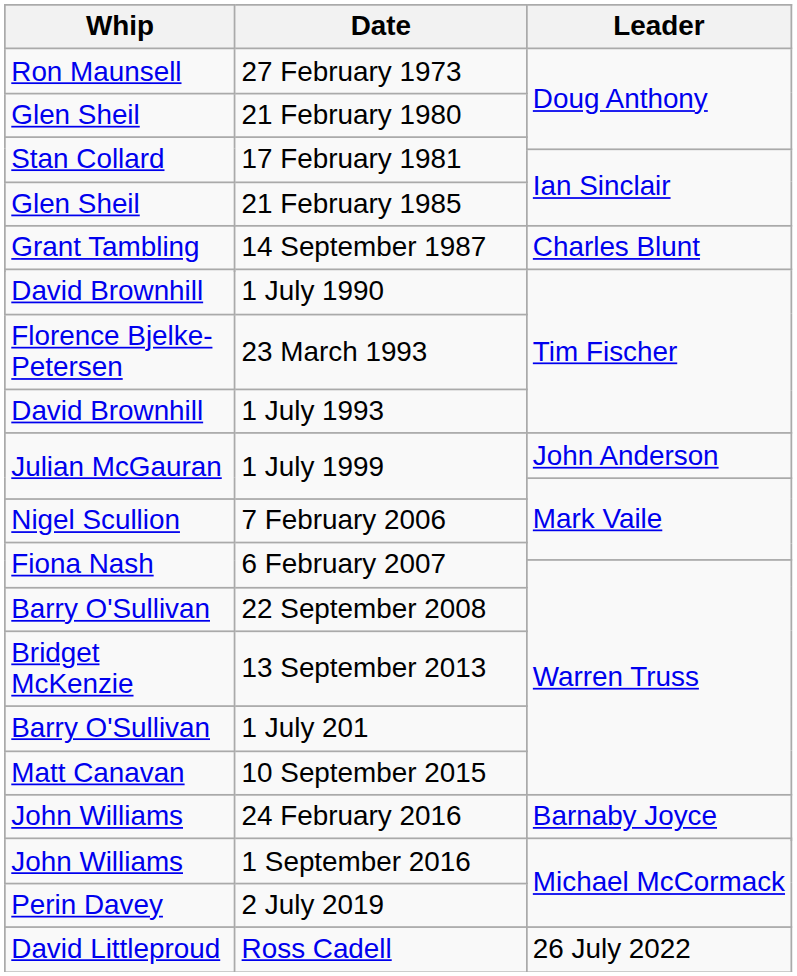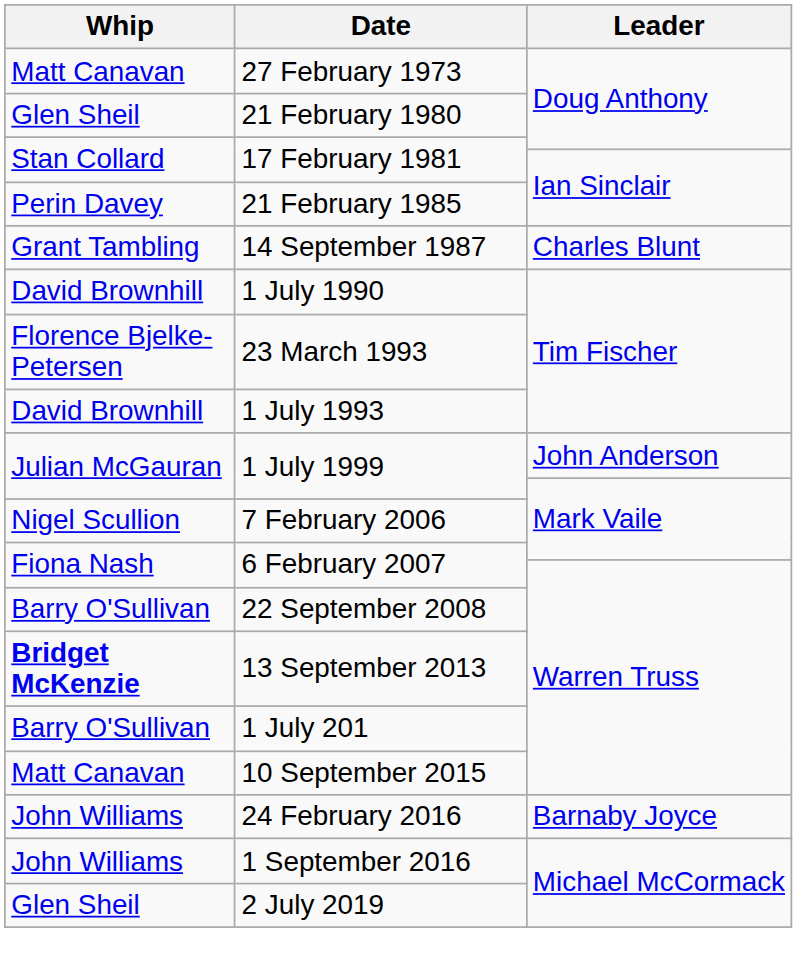(96, 70) Ron Maunsell -> (98, 70) Matt Canavan
(76, 203) Glen Sheil -> (87, 203) Perin Davey
(72, 668) normal -> (75, 668) bold
(87, 904) Perin Davey -> (76, 904) Glen Sheil
- row: (317, 948)
